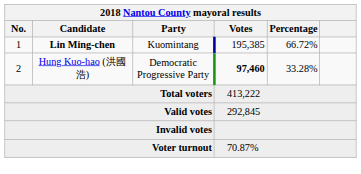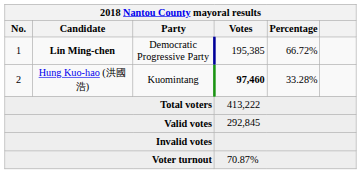(173, 45) Kuomintang -> (173, 50) Democratic Progressive Party
(173, 69) Democratic Progressive Party -> (173, 80) Kuomintang
